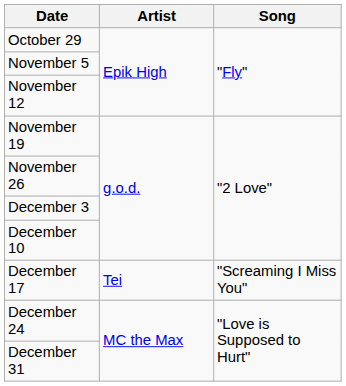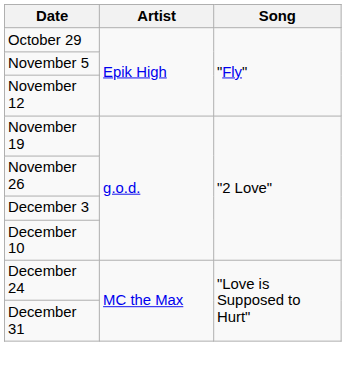- row: (42, 280)
